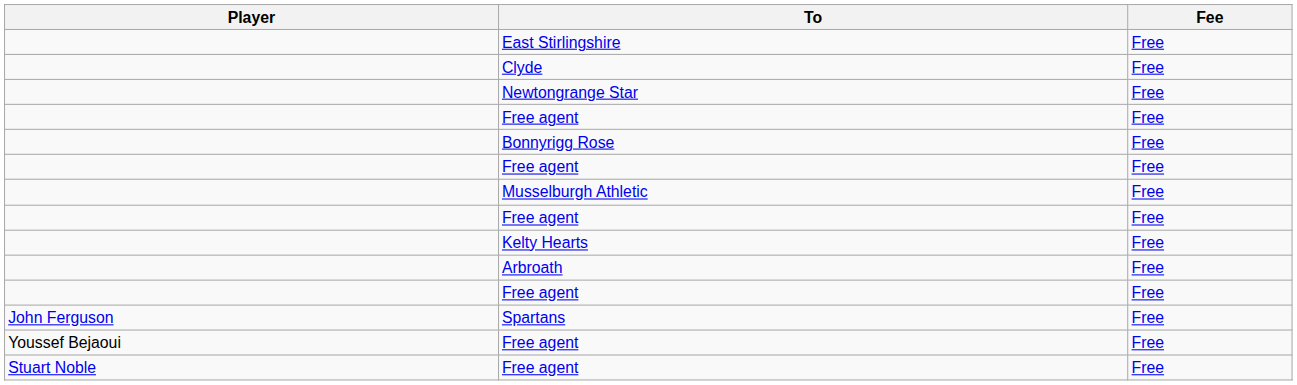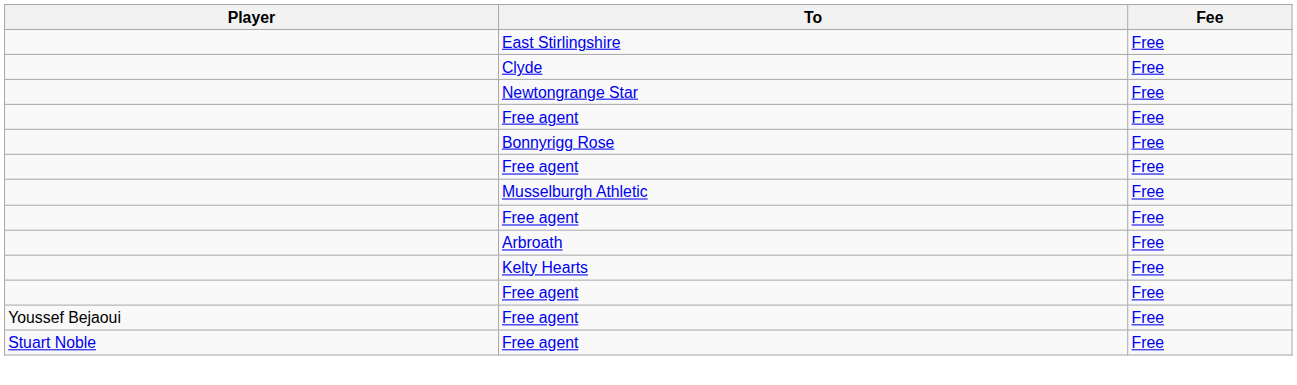rows swapped: (251, 242) <-> (251, 267)
- row: (61, 318)
